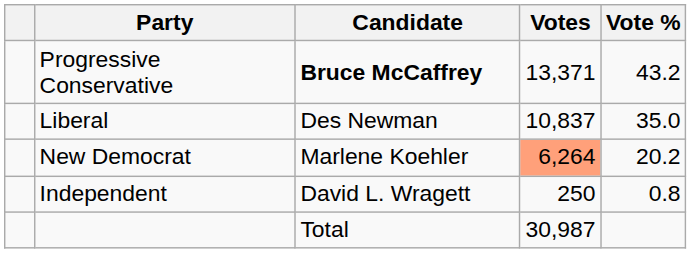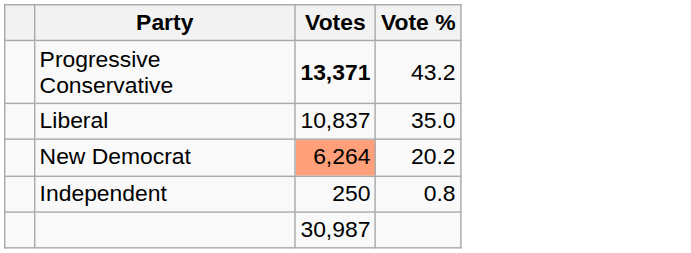- column: (408, 22)
(560, 71) normal -> (335, 71) bold
